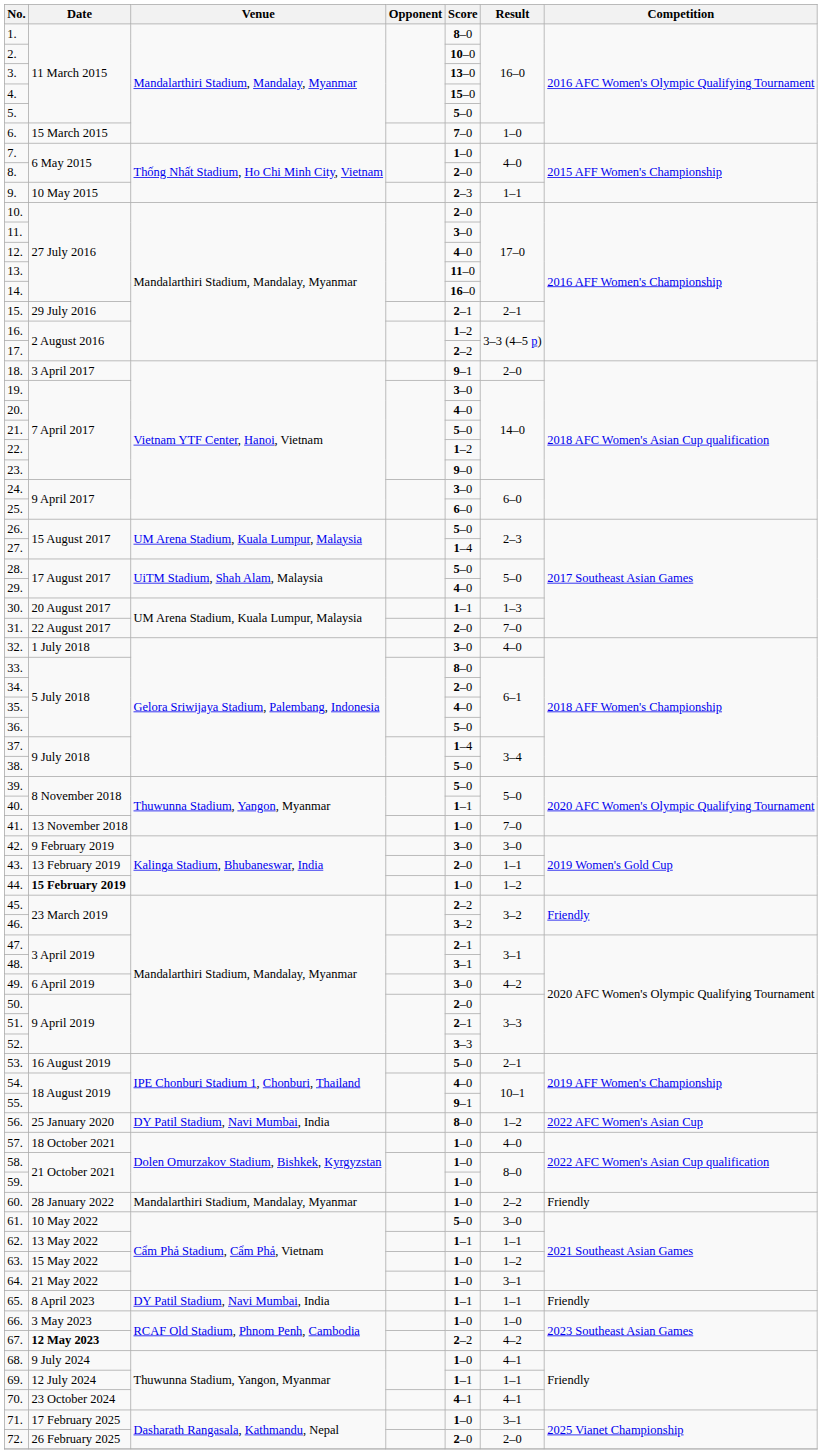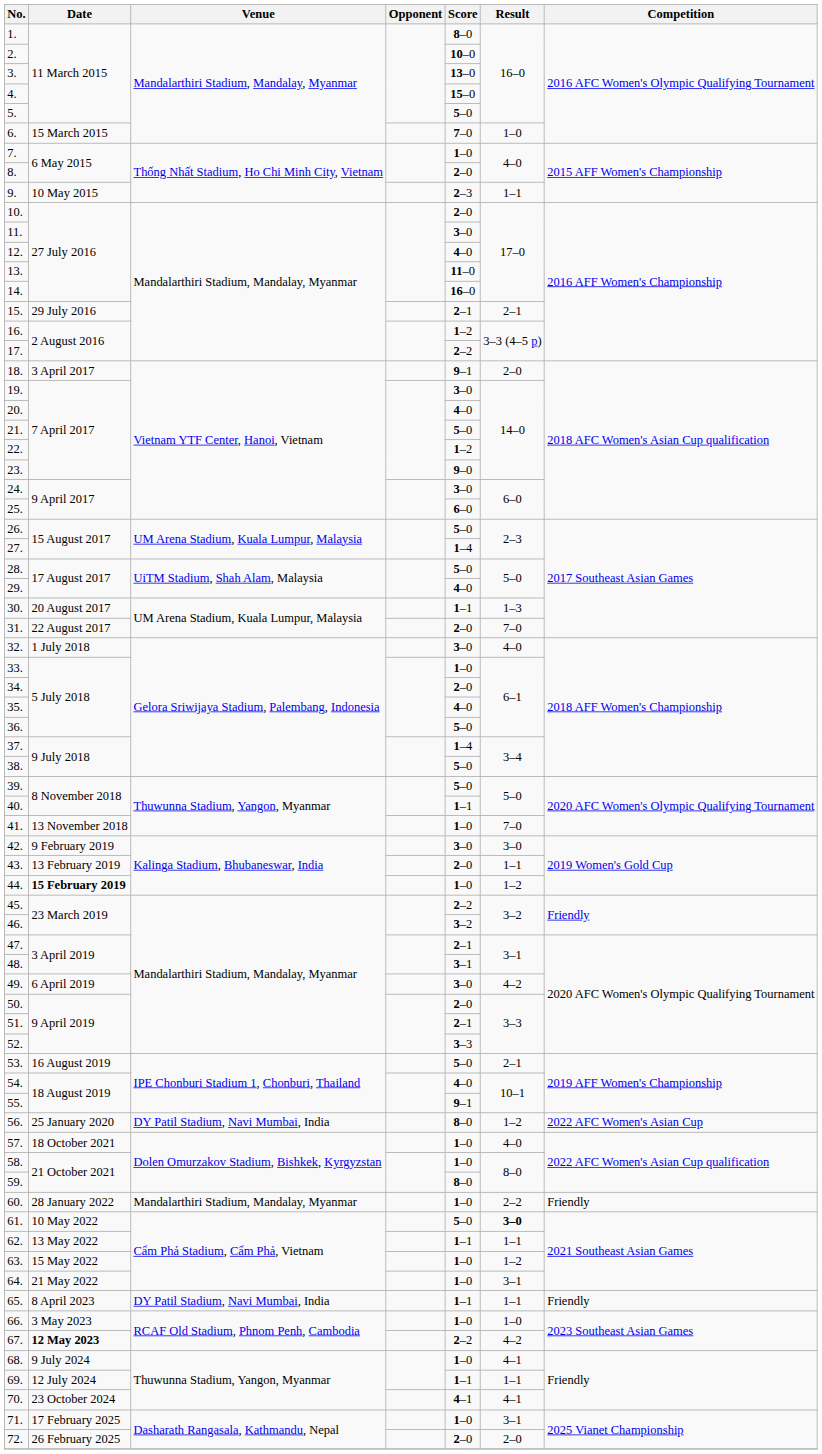(463, 667) 8–0 -> (463, 667) 1–0
(463, 1182) 1–0 -> (463, 1182) 8–0
(512, 1221) normal -> (512, 1221) bold
